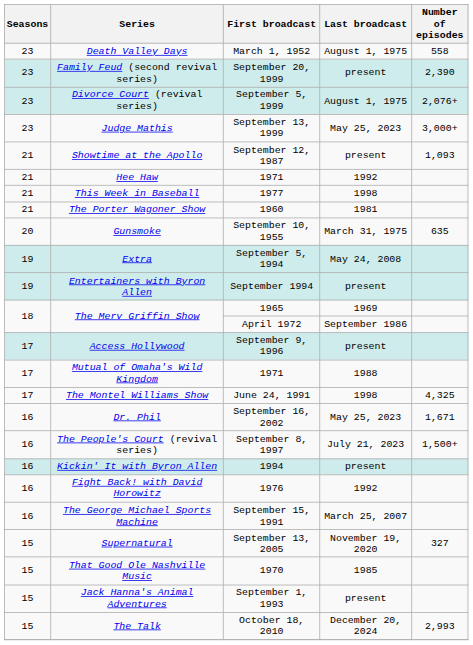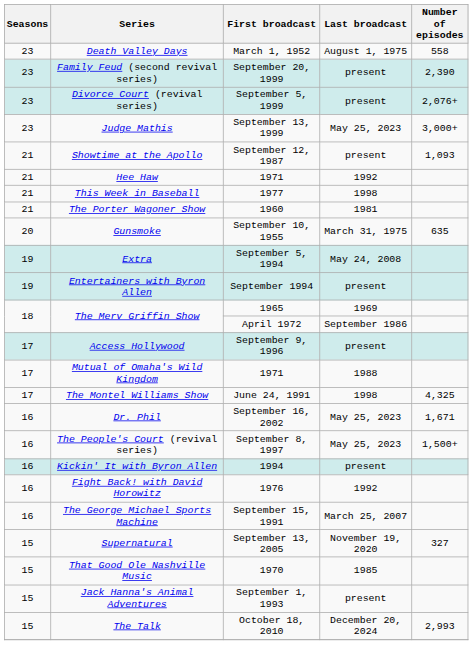(366, 101) August 1, 1975 -> (366, 101) present
(366, 445) July 21, 2023 -> (366, 445) May 25, 2023
